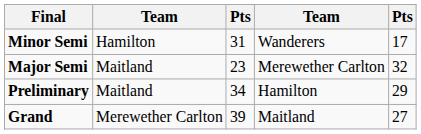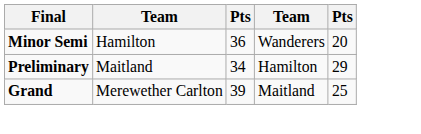(238, 41) 31 -> (238, 41) 36
(400, 41) 17 -> (340, 41) 20
- row: (48, 66)
(400, 116) 27 -> (340, 91) 25
